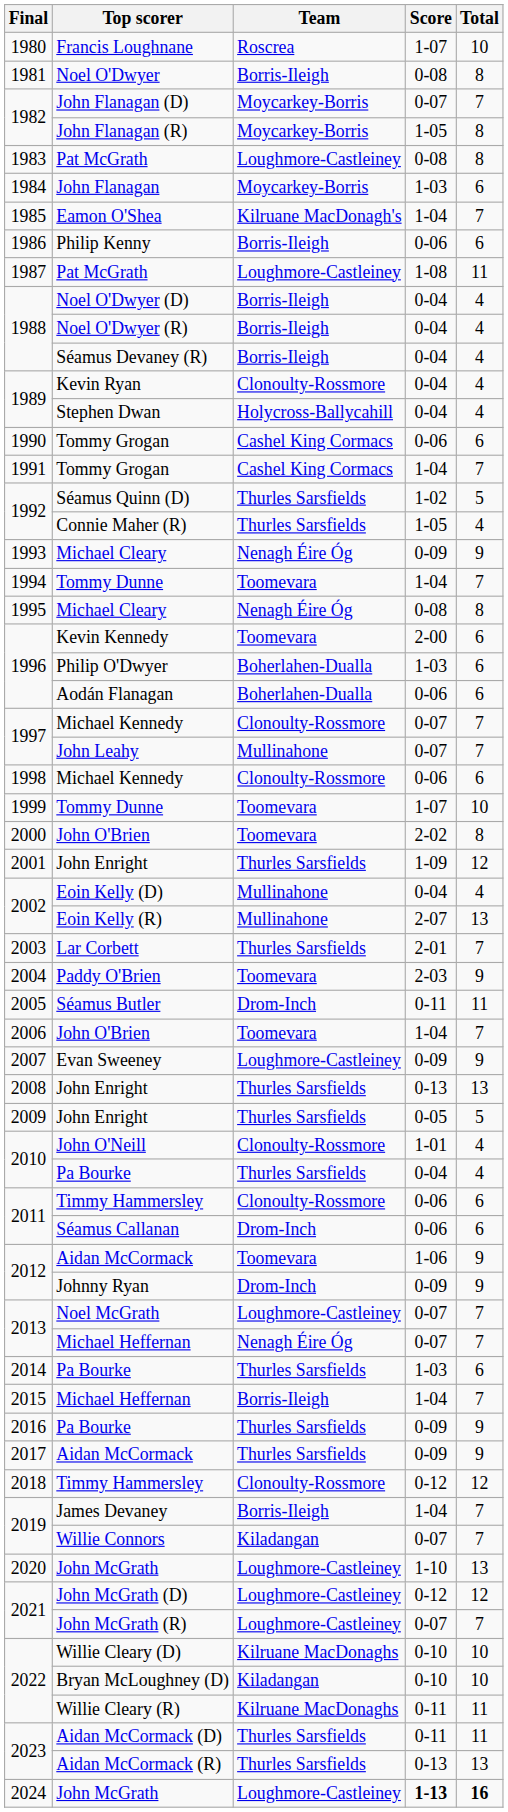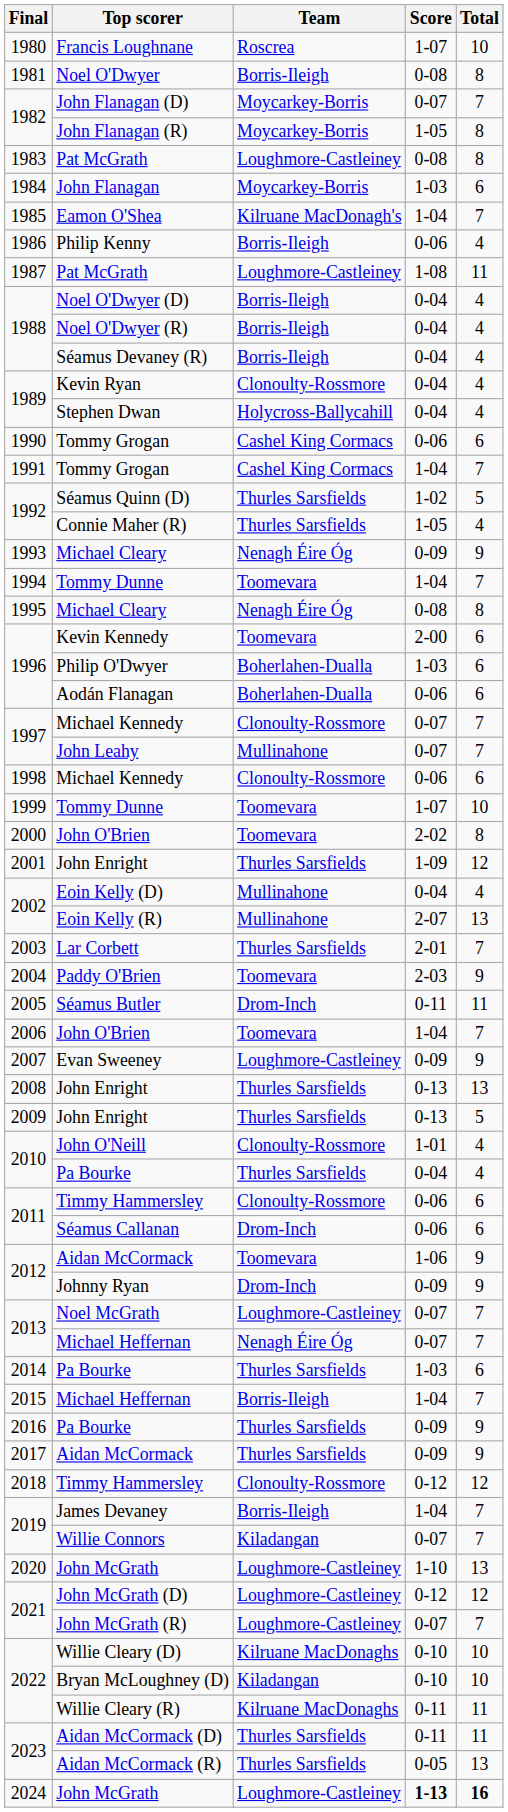(479, 243) 6 -> (479, 243) 4
(431, 1117) 0-05 -> (431, 1117) 0-13
(431, 1764) 0-13 -> (431, 1764) 0-05
